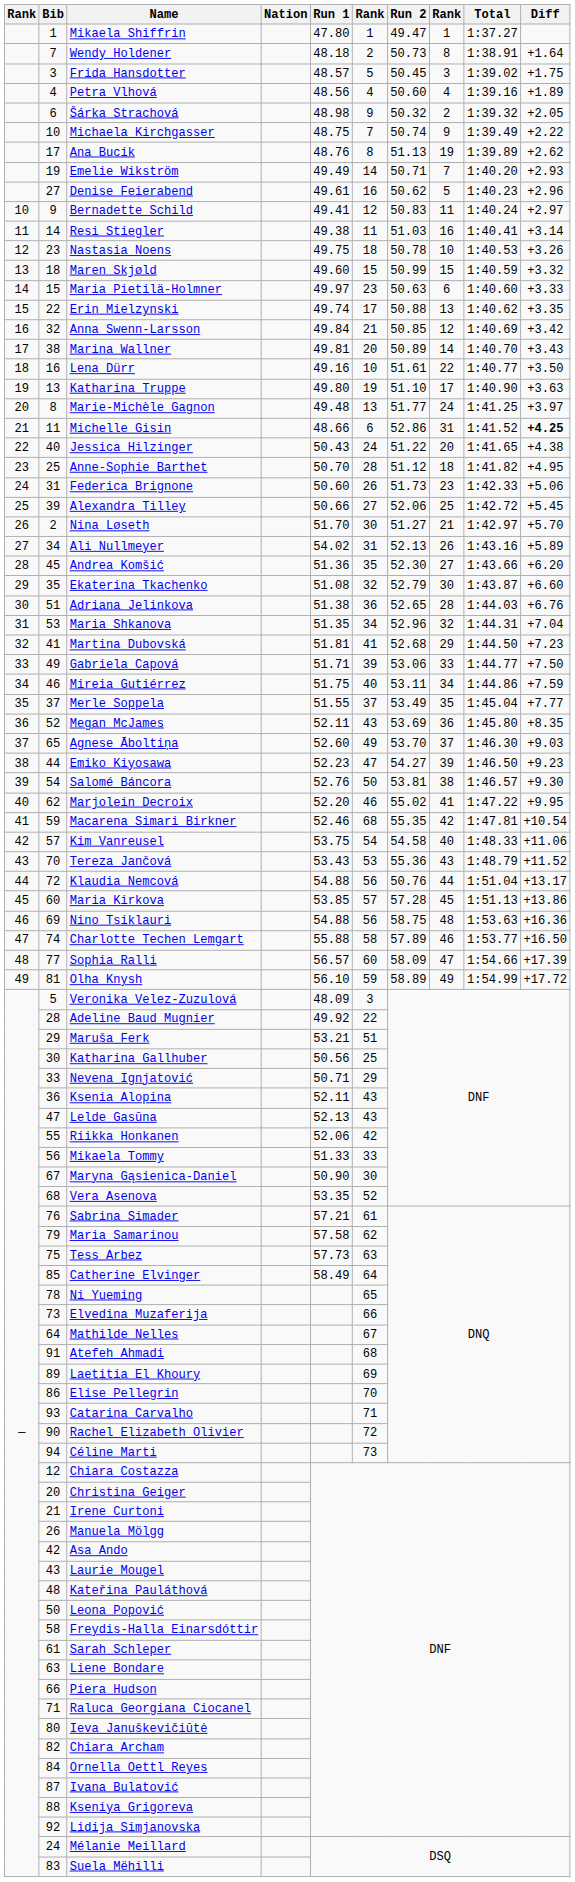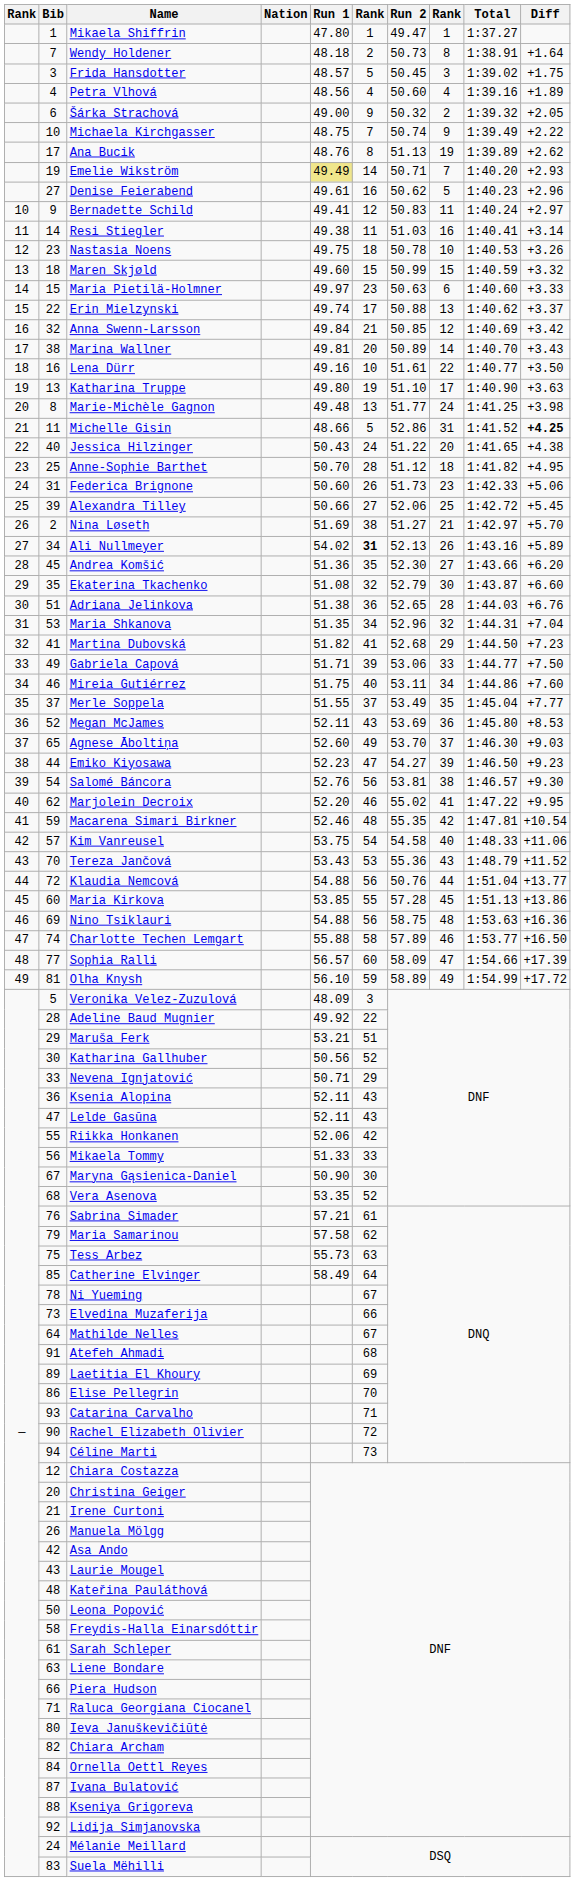(331, 113) 48.98 -> (331, 113) 49.00
(331, 172) no background -> (331, 172) khaki background
(545, 310) +3.35 -> (545, 310) +3.37
(545, 408) +3.97 -> (545, 408) +3.98
(370, 428) 6 -> (370, 428) 5
(331, 527) 51.70 -> (331, 527) 51.69
(370, 527) 30 -> (370, 527) 38
(370, 546) normal -> (370, 546) bold
(331, 645) 51.81 -> (331, 645) 51.82
(545, 684) +7.59 -> (545, 684) +7.60
(545, 724) +8.35 -> (545, 724) +8.53
(370, 783) 50 -> (370, 783) 56
(370, 822) 68 -> (370, 822) 48
(545, 881) +13.17 -> (545, 881) +13.77
(370, 901) 57 -> (370, 901) 55
(370, 1059) 25 -> (370, 1059) 52
(331, 1118) 52.13 -> (331, 1118) 52.11
(331, 1256) 57.73 -> (331, 1256) 55.73
(370, 1295) 65 -> (370, 1295) 67
